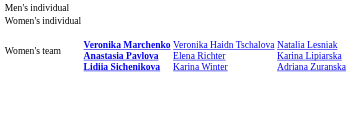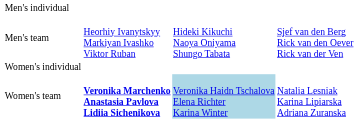+ row: (27, 37)
(224, 56) no background -> (224, 102) lightblue background
